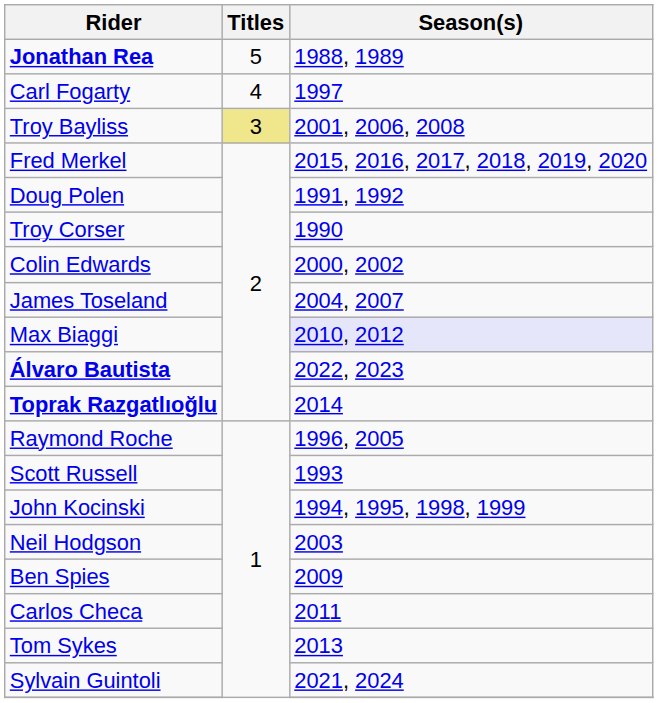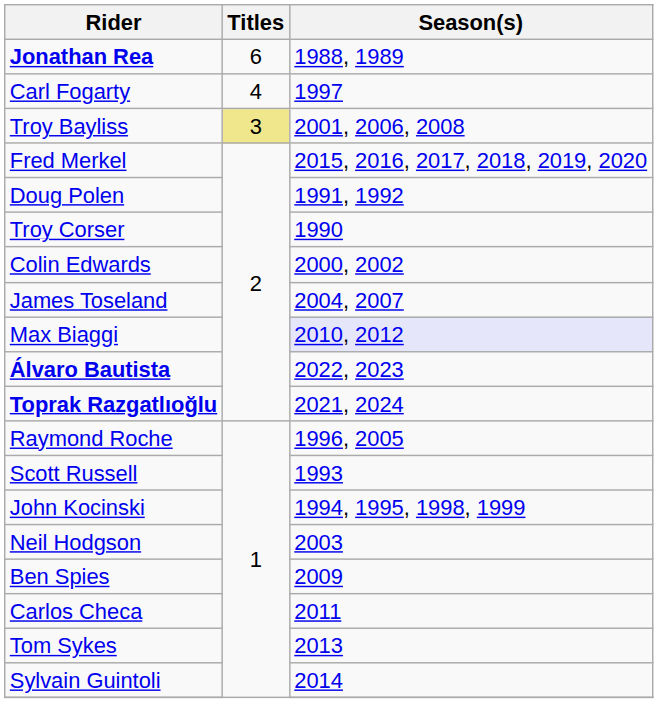(256, 57) 5 -> (256, 57) 6
(319, 403) 2014 -> (349, 403) 2021, 2024
(349, 681) 2021, 2024 -> (319, 681) 2014
